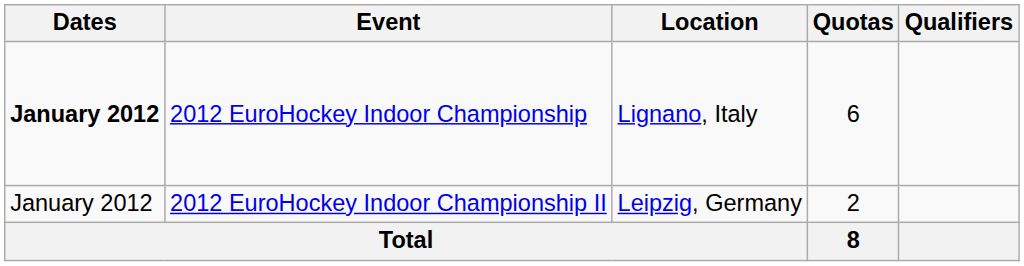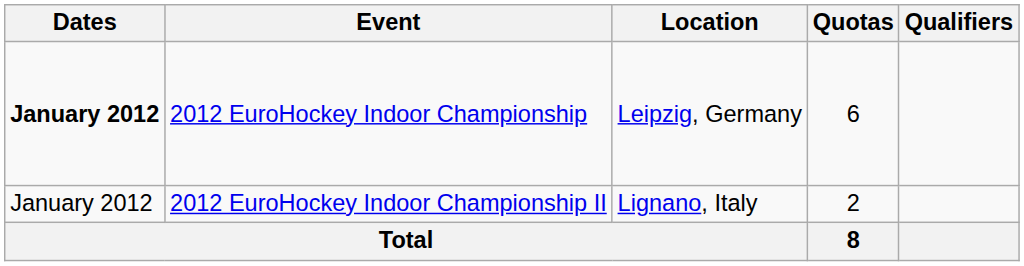(688, 113) Lignano, Italy -> (710, 113) Leipzig, Germany
(710, 203) Leipzig, Germany -> (688, 203) Lignano, Italy
